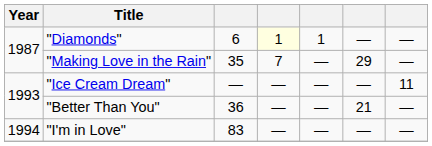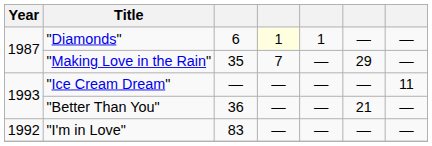(24, 130) 1994 -> (24, 130) 1992
